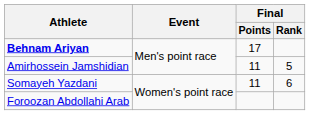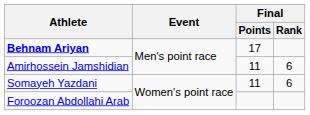(289, 66) 5 -> (289, 66) 6
